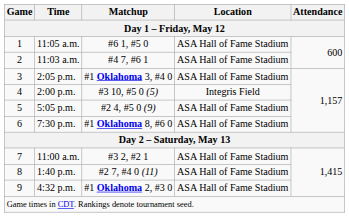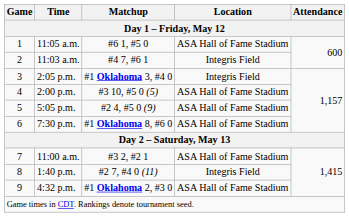(233, 60) ASA Hall of Fame Stadium -> (233, 60) Integris Field
(233, 76) ASA Hall of Fame Stadium -> (233, 76) Integris Field
(233, 92) Integris Field -> (233, 92) ASA Hall of Fame Stadium
(233, 172) ASA Hall of Fame Stadium -> (233, 172) Integris Field
